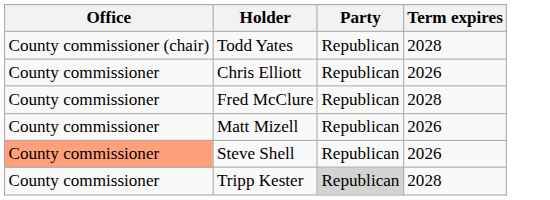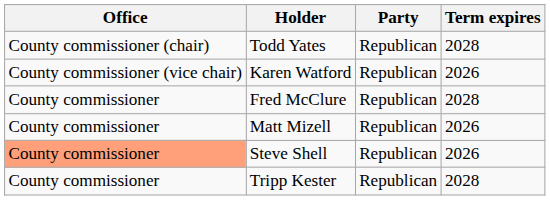+ row: (301, 72)
- row: (259, 72)
(360, 180) lightgrey background -> (398, 180) no background
